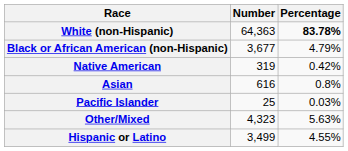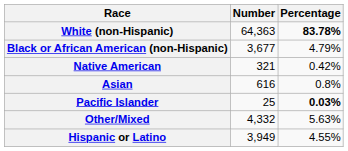(266, 66) 319 -> (266, 66) 321
(325, 102) normal -> (325, 102) bold
(261, 119) 4,323 -> (261, 119) 4,332
(261, 137) 3,499 -> (261, 137) 3,949
